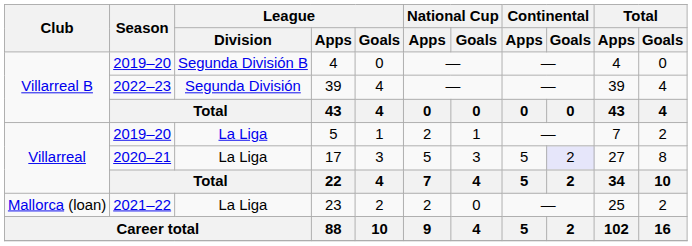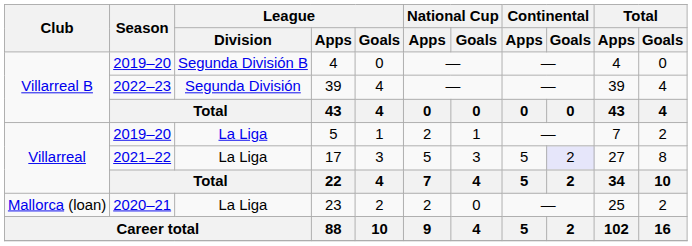(142, 157) 2020–21 -> (142, 157) 2021–22
(142, 205) 2021–22 -> (142, 205) 2020–21
